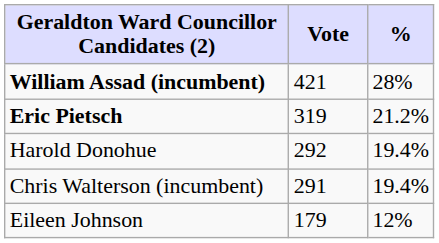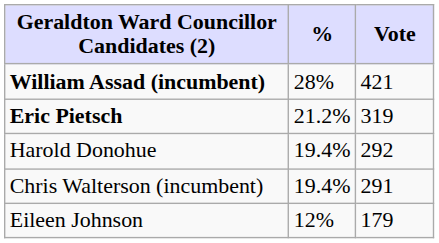columns swapped: (328, 34) <-> (401, 34)
